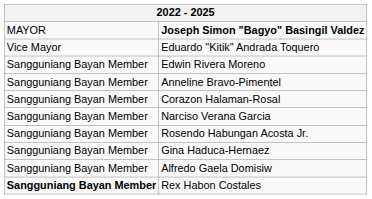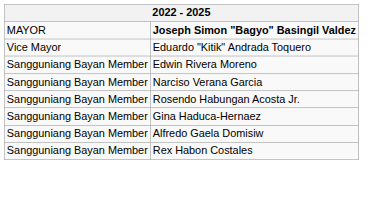- row: (221, 82)
- row: (221, 99)
(82, 185) bold -> (77, 151) normal
